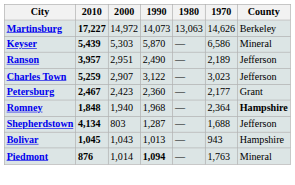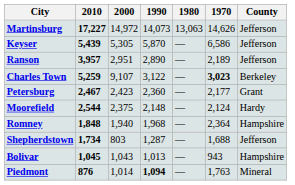(258, 28) Berkeley -> (258, 28) Jefferson
(122, 44) 5,303 -> (122, 44) 5,305
(256, 44) Mineral -> (258, 44) Jefferson
(154, 60) 2,490 -> (154, 60) 2,890
(122, 76) 2,907 -> (122, 76) 9,107
(219, 76) normal -> (219, 76) bold
(258, 76) Jefferson -> (258, 76) Berkeley
+ row: (30, 108)
(264, 108) bold -> (262, 124) normal
(89, 124) 4,134 -> (89, 140) 1,734
